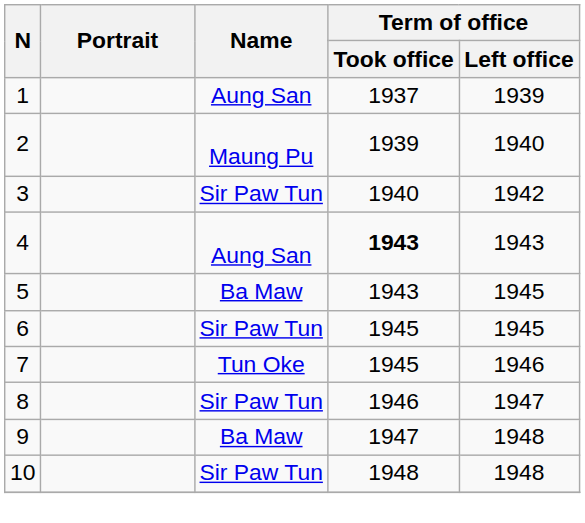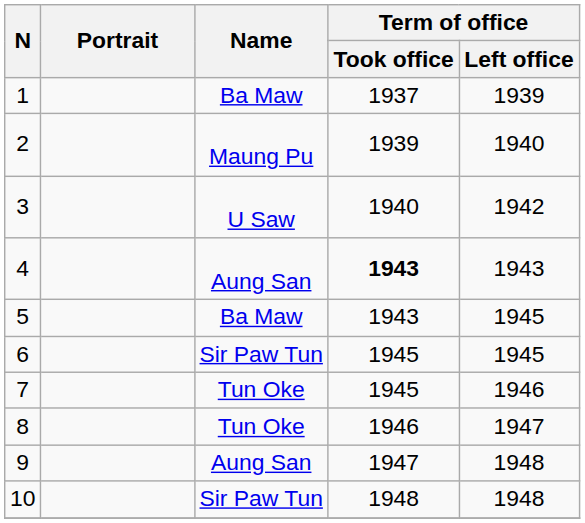(261, 95) Aung San -> (261, 95) Ba Maw
(261, 193) Sir Paw Tun -> (261, 219) U Saw
(261, 400) Sir Paw Tun -> (261, 426) Tun Oke
(261, 436) Ba Maw -> (261, 462) Aung San
